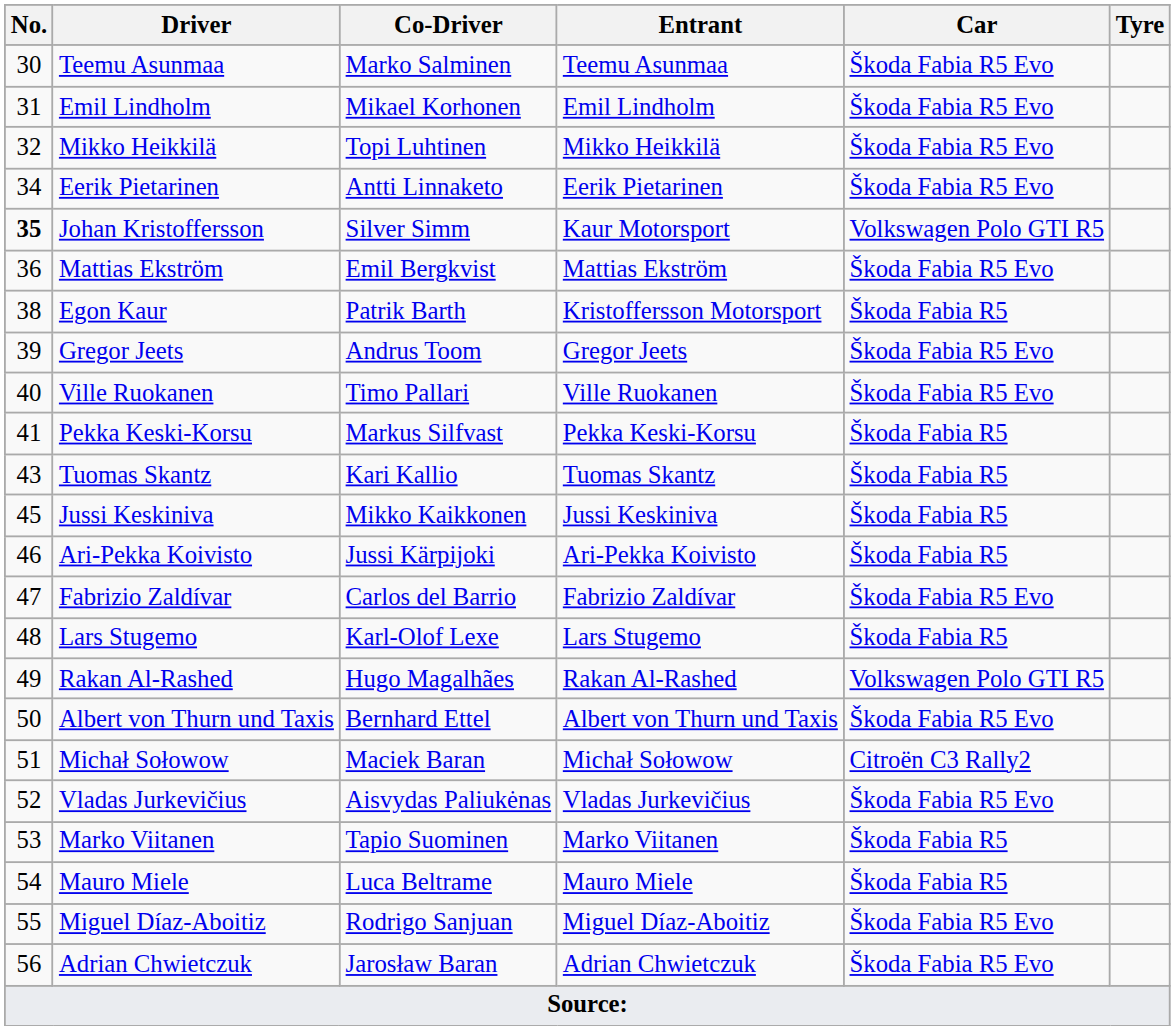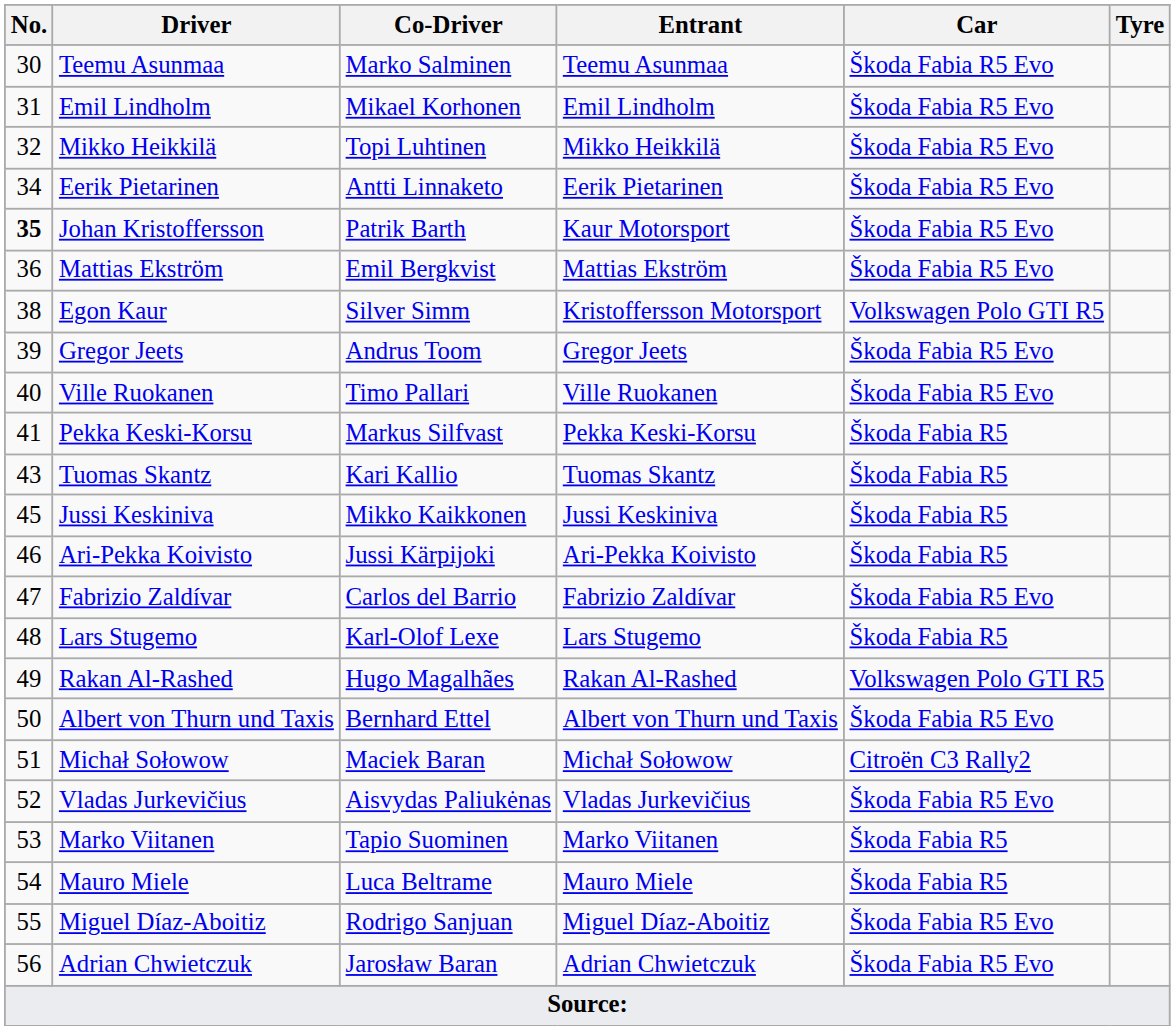(408, 228) Silver Simm -> (406, 228) Patrik Barth
(977, 228) Volkswagen Polo GTI R5 -> (952, 228) Škoda Fabia R5 Evo
(406, 310) Patrik Barth -> (408, 310) Silver Simm
(929, 310) Škoda Fabia R5 -> (977, 310) Volkswagen Polo GTI R5
